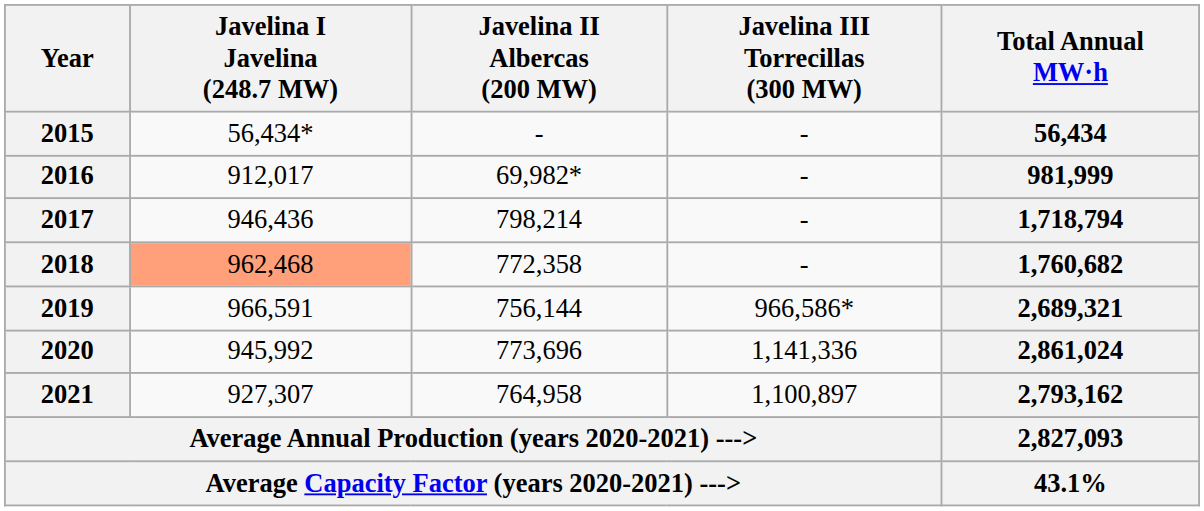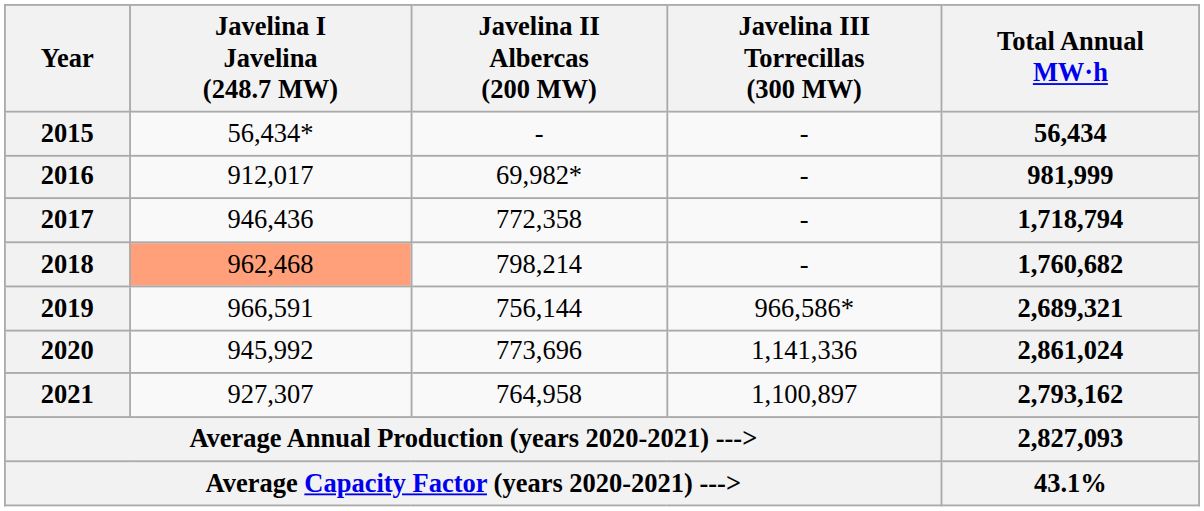(539, 220) 798,214 -> (539, 220) 772,358
(539, 264) 772,358 -> (539, 264) 798,214
